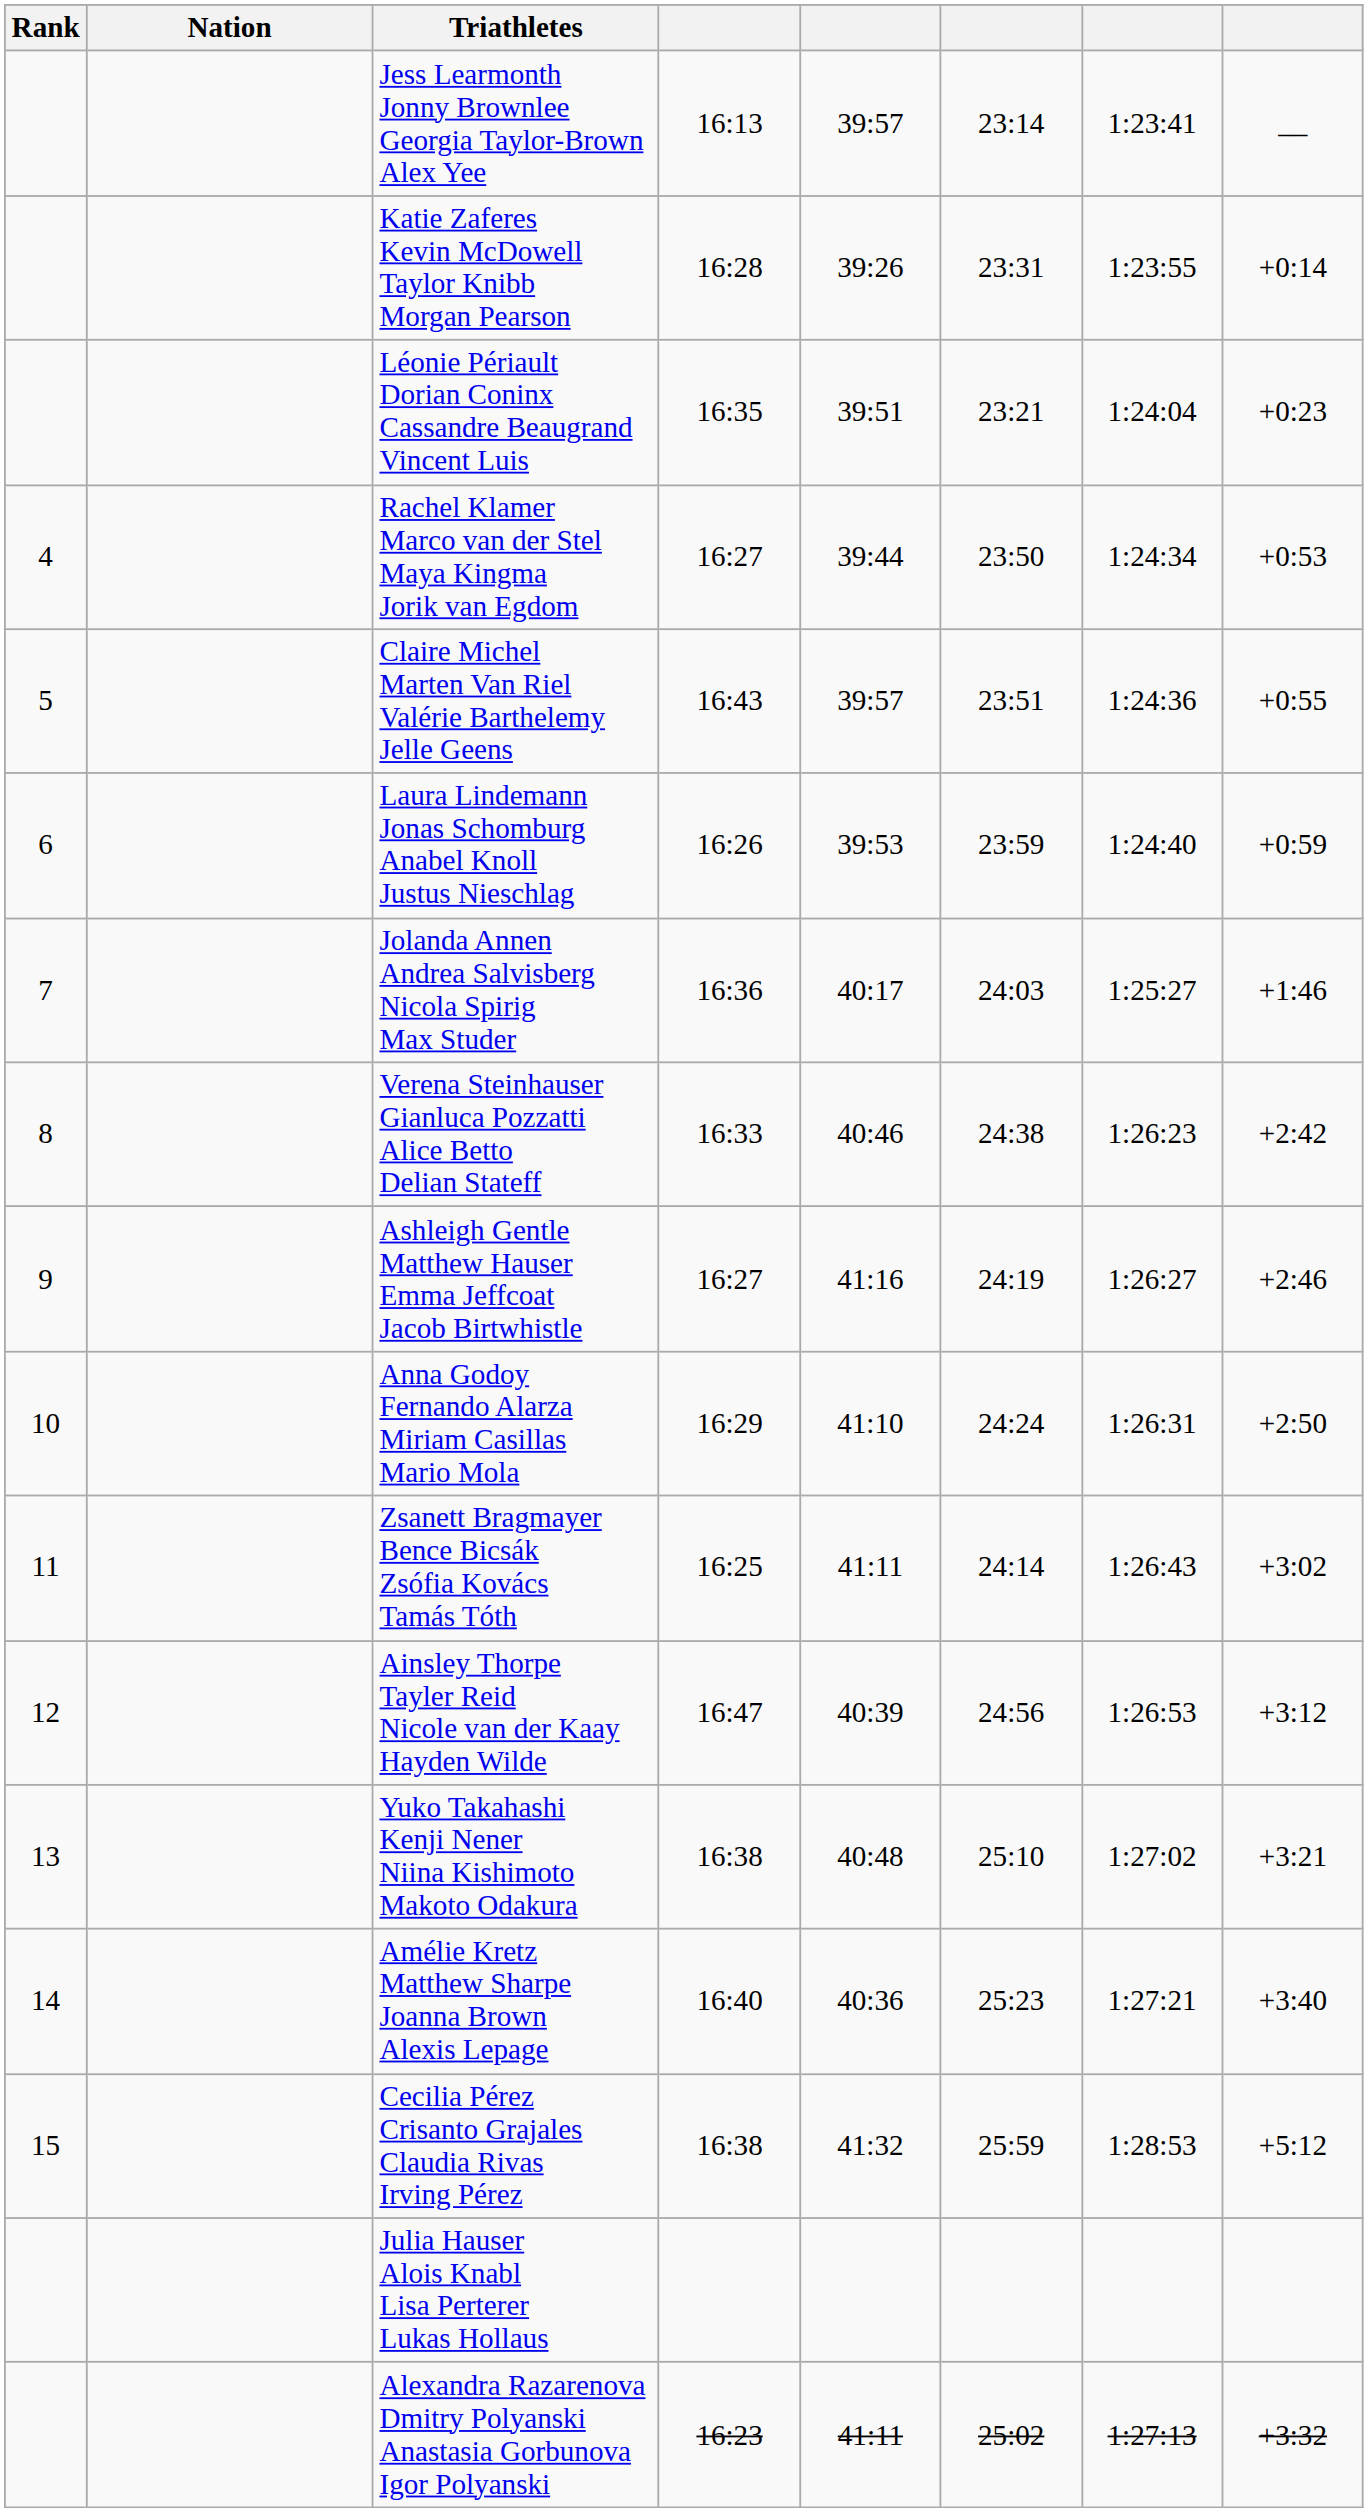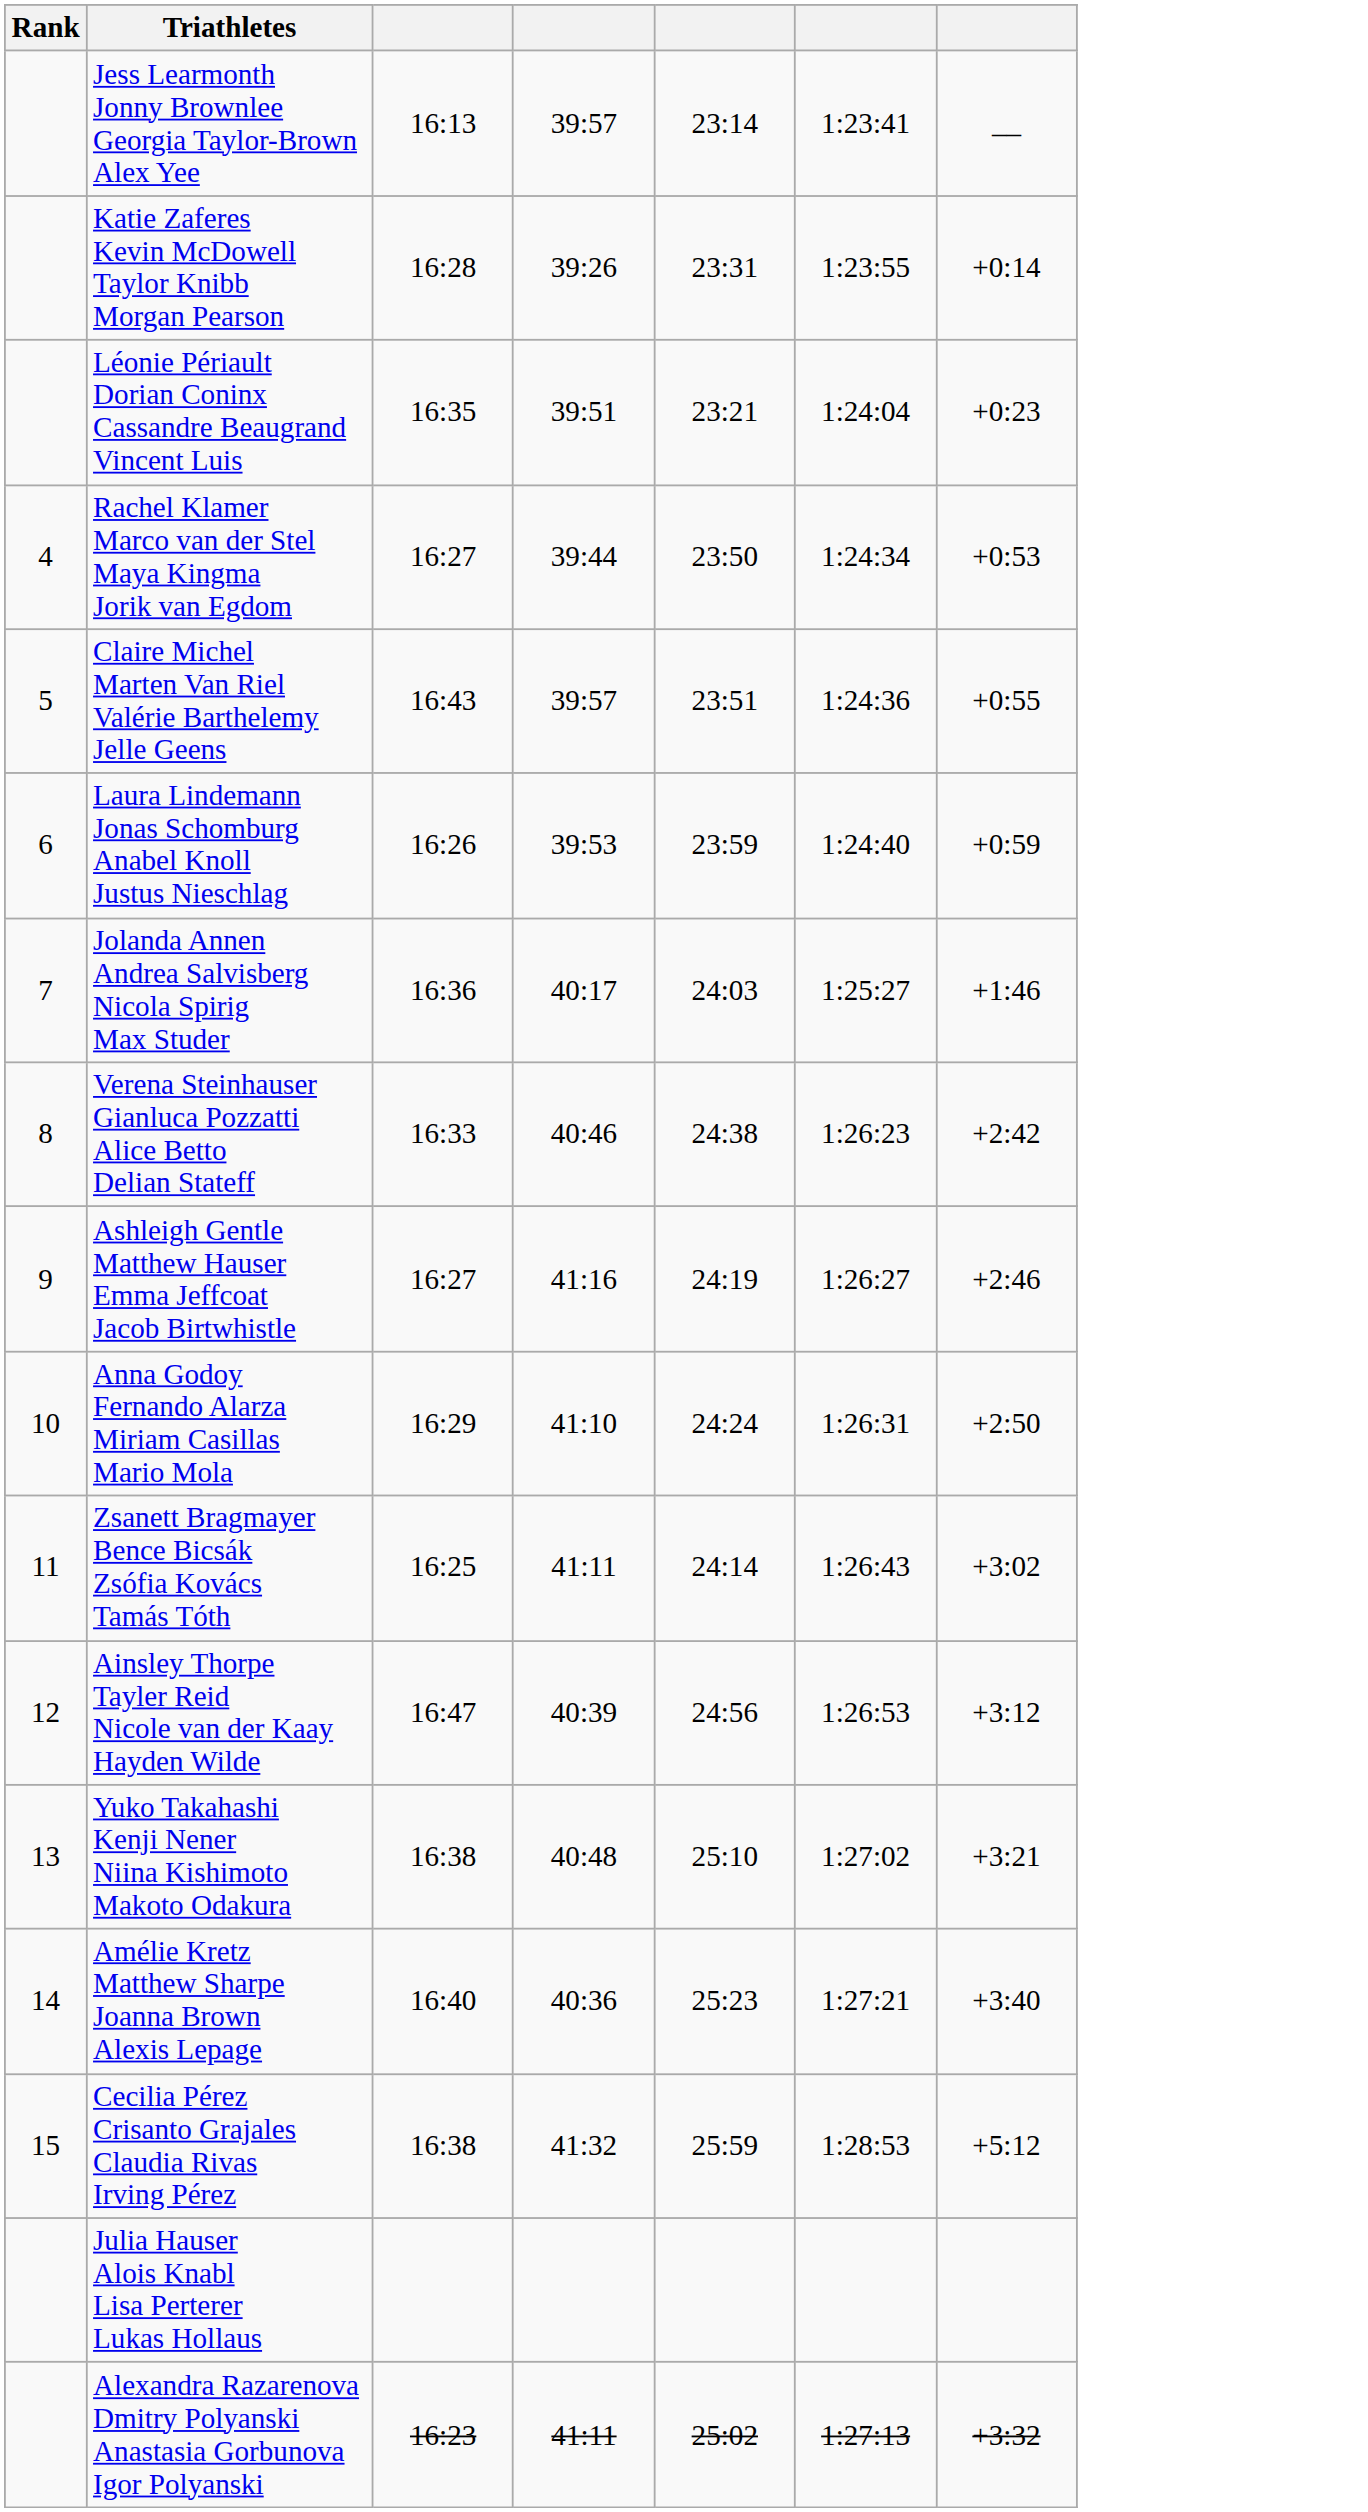- column: (230, 27)
